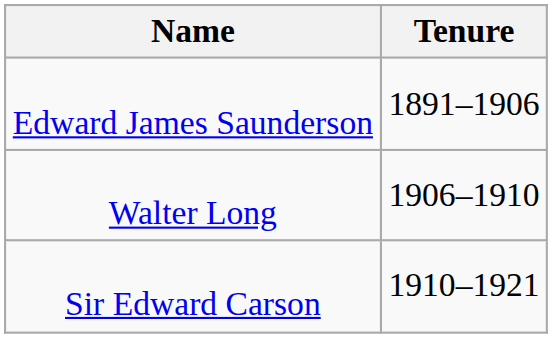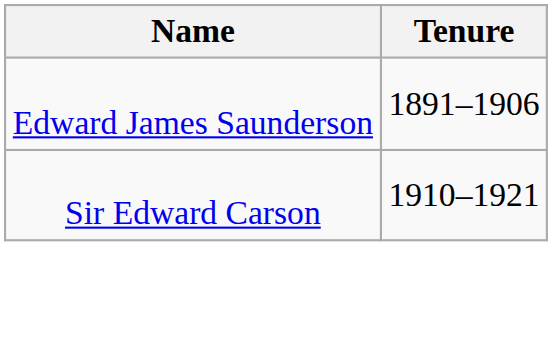- row: (193, 213)
